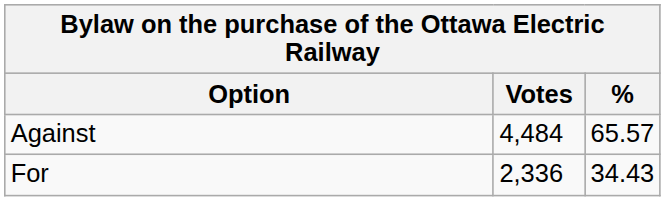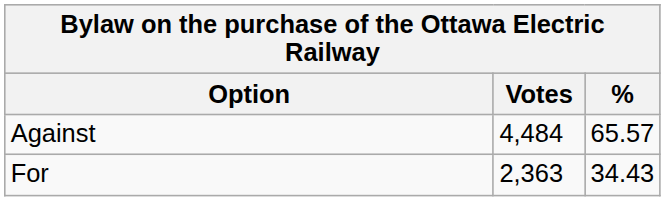(531, 174) 2,336 -> (531, 174) 2,363
